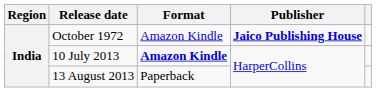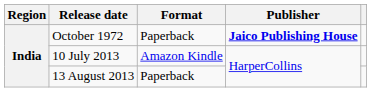(182, 35) Amazon Kindle -> (167, 35) Paperback
(184, 55) bold -> (182, 55) normal
